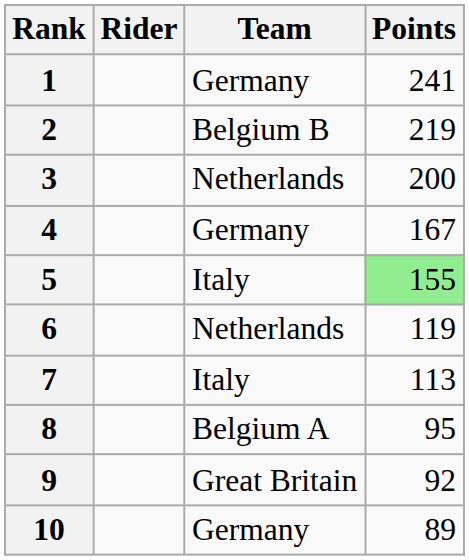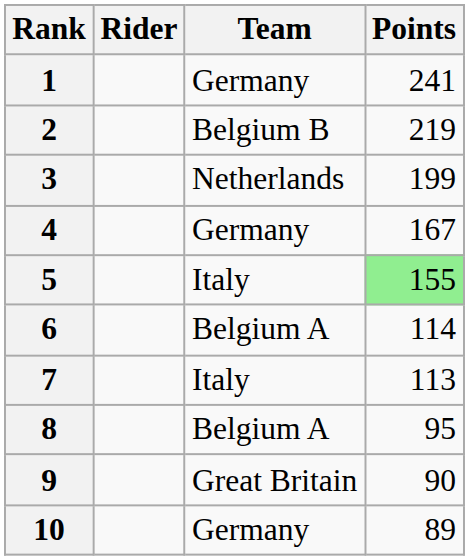(432, 179) 200 -> (432, 179) 199
(268, 329) Netherlands -> (261, 329) Belgium A
(433, 329) 119 -> (433, 329) 114
(440, 479) 92 -> (440, 479) 90
